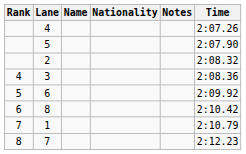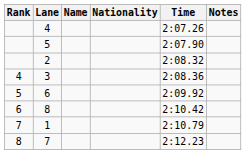columns swapped: (218, 12) <-> (177, 12)
